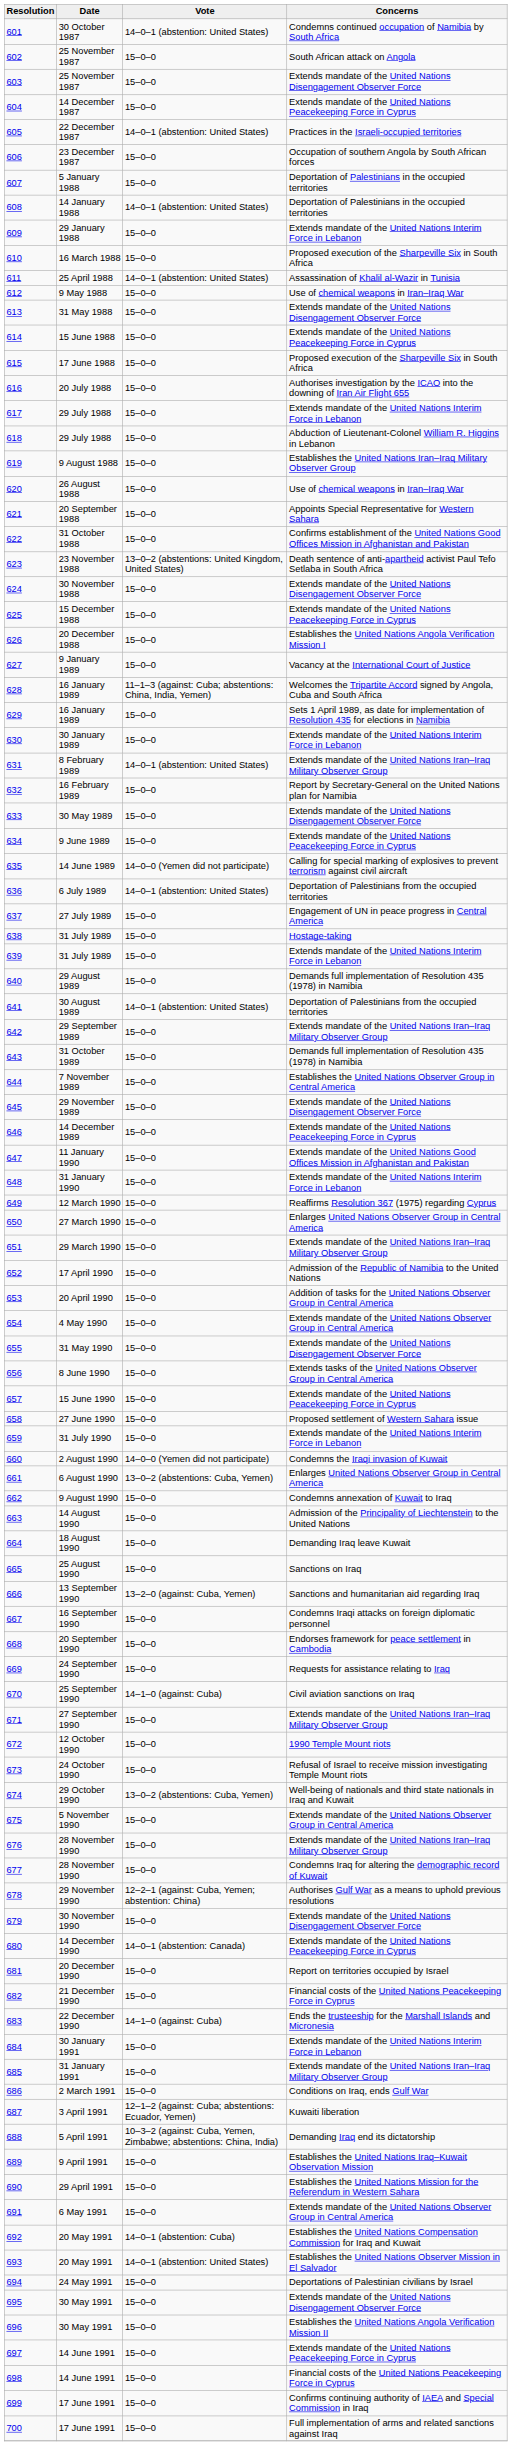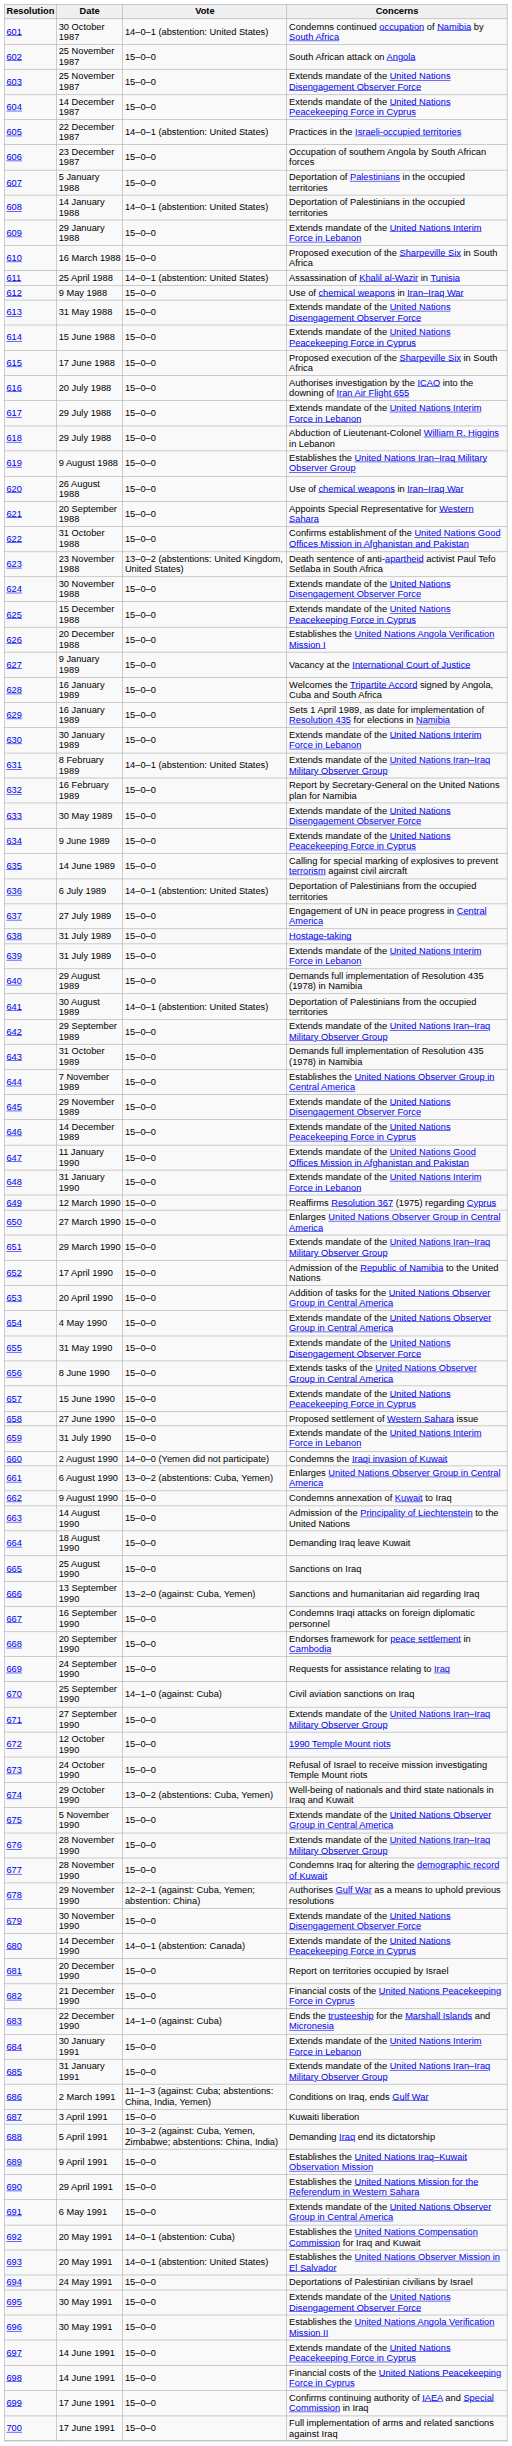(199, 690) 11–1–3 (against: Cuba; abstentions: China, India, Yemen) -> (140, 690) 15–0–0
(197, 866) 14–0–0 (Yemen did not participate) -> (140, 866) 15–0–0
(140, 2091) 15–0–0 -> (199, 2097) 11–1–3 (against: Cuba; abstentions: China, India, Yemen)
(199, 2111) 12–1–2 (against: Cuba; abstentions: Ecuador, Yemen) -> (140, 2117) 15–0–0
